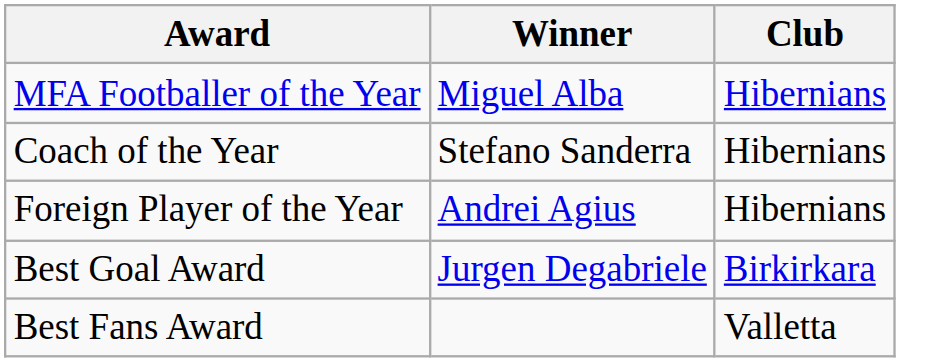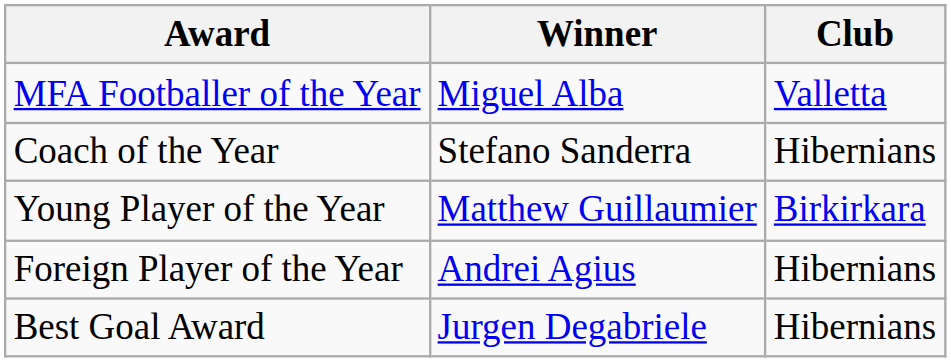(805, 92) Hibernians -> (830, 92) Valletta
+ row: (199, 209)
(800, 268) Birkirkara -> (855, 326) Hibernians
- row: (138, 326)
